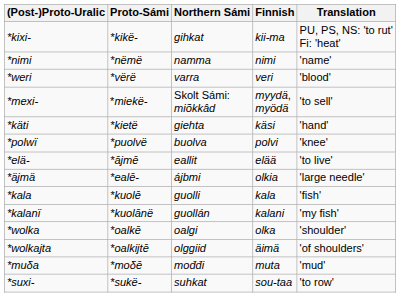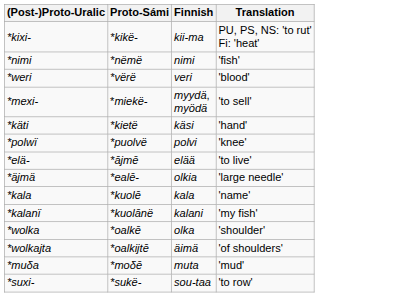- column: (212, 13)
(316, 60) 'name' -> (229, 60) 'fish'
(310, 195) 'fish' -> (234, 195) 'name'
